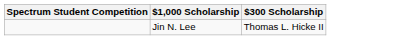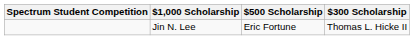+ column: (283, 12)
